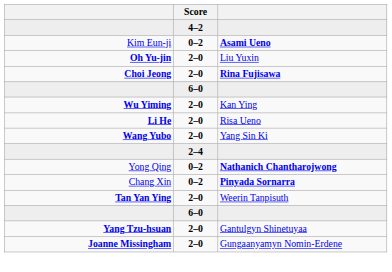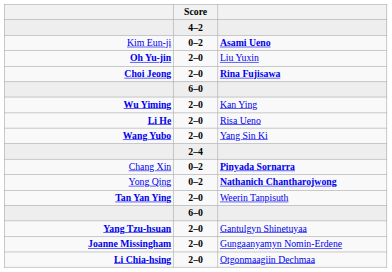rows swapped: (150, 182) <-> (150, 167)
+ row: (143, 259)
